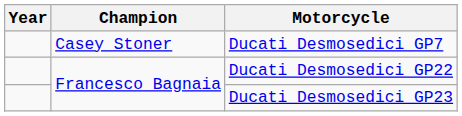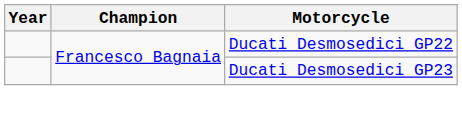- row: (336, 44)
